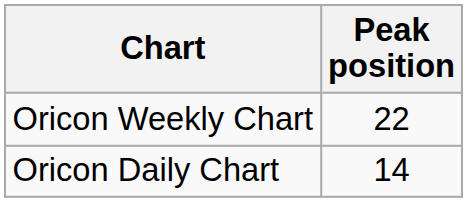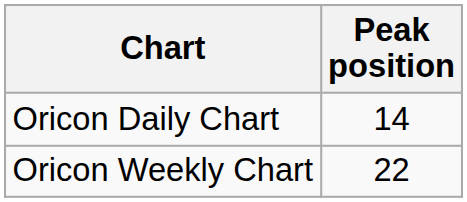rows swapped: (146, 170) <-> (163, 118)
